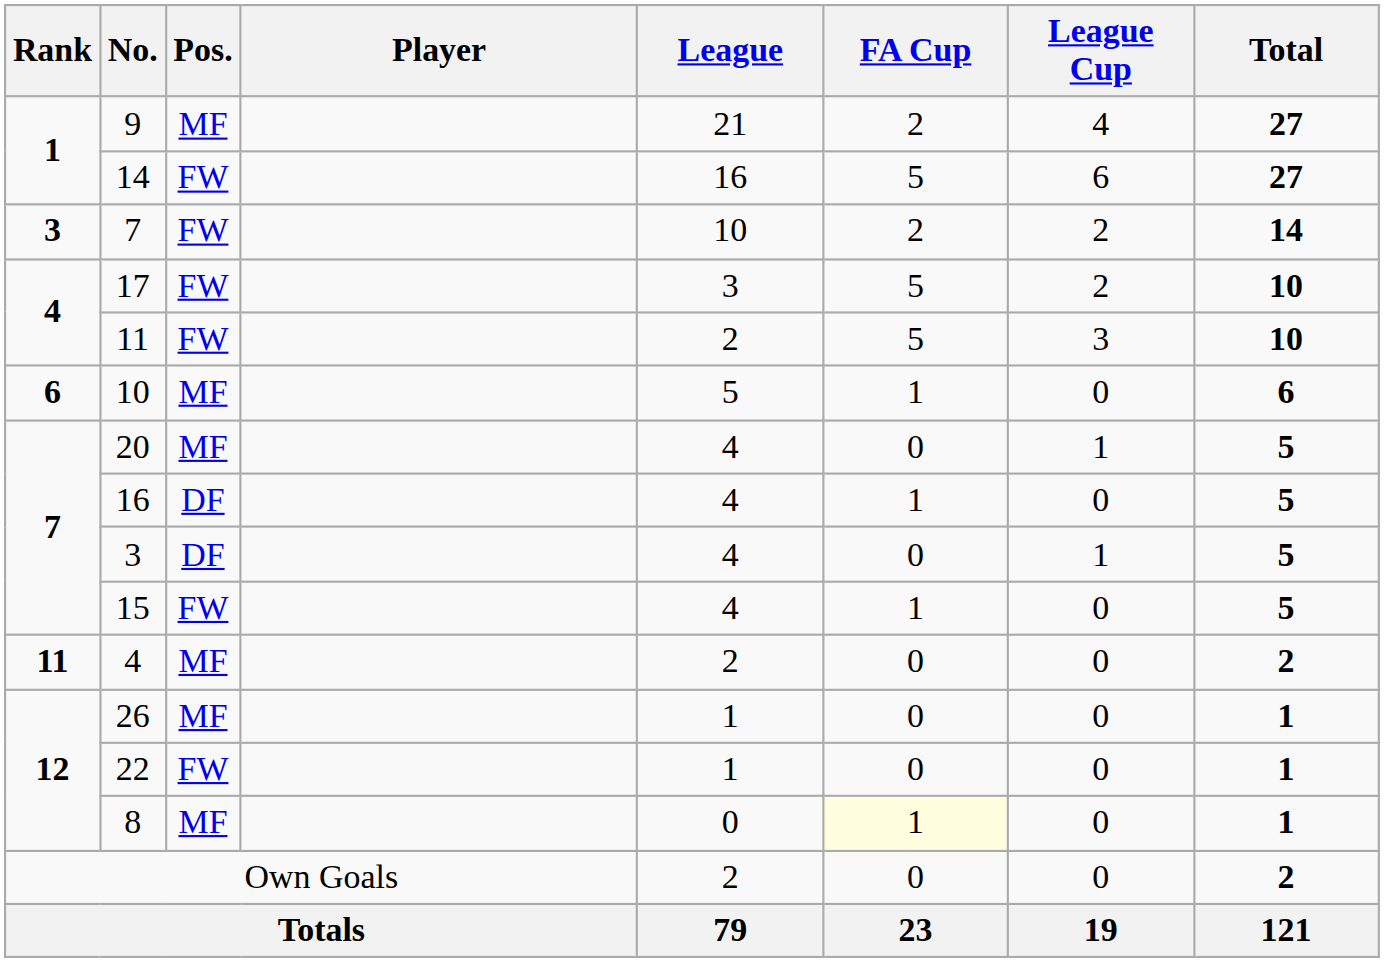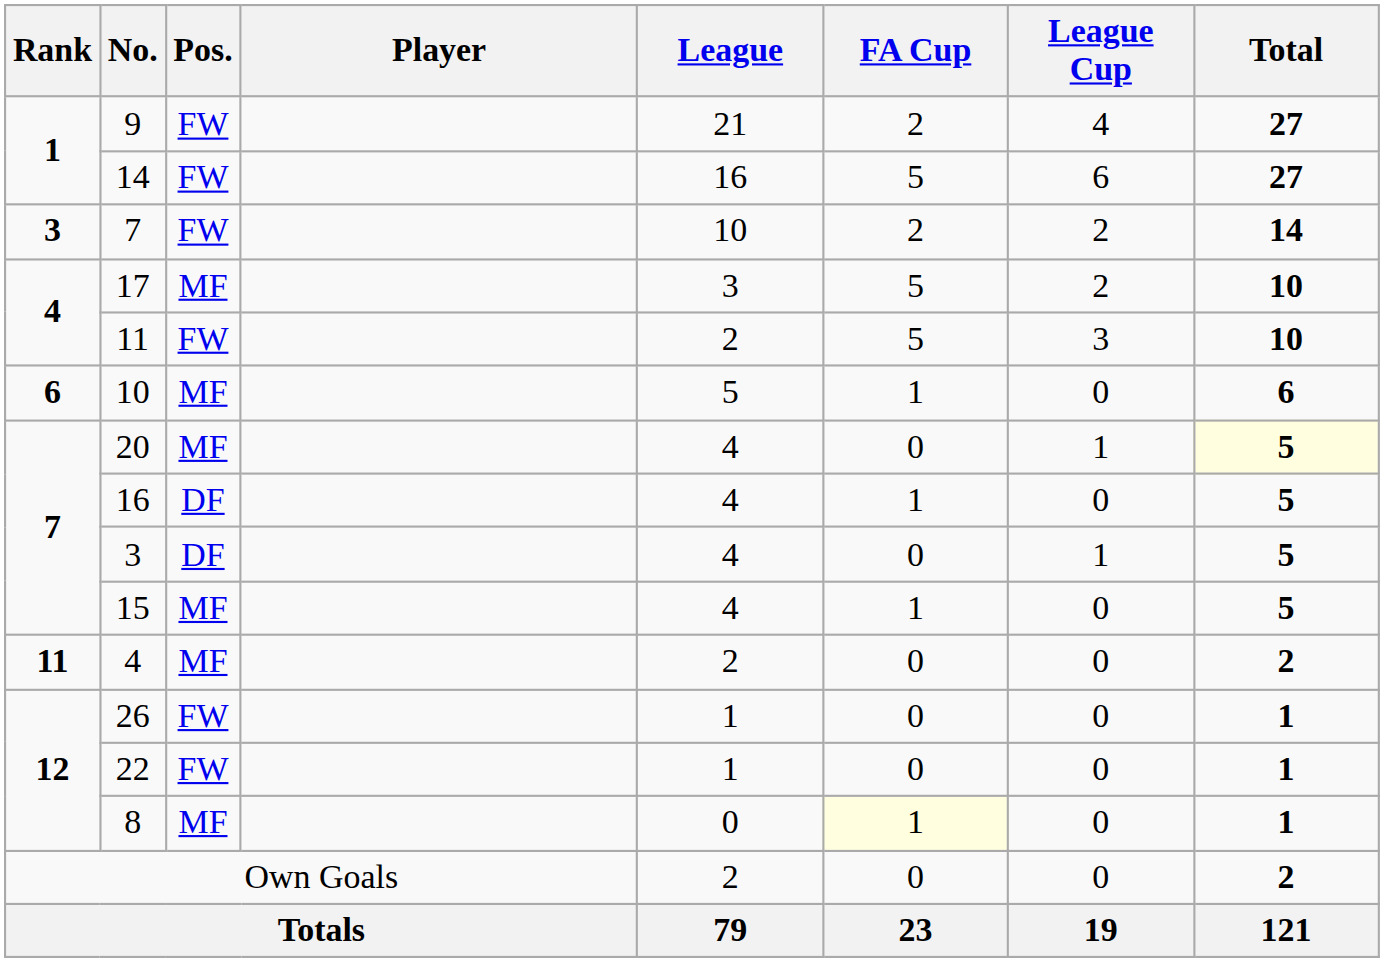(203, 123) MF -> (203, 123) FW
(203, 284) FW -> (203, 284) MF
(1286, 446) no background -> (1286, 446) lightyellow background
(203, 607) FW -> (203, 607) MF
(203, 715) MF -> (203, 715) FW
